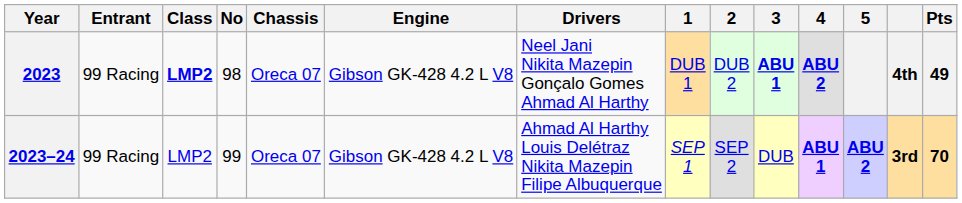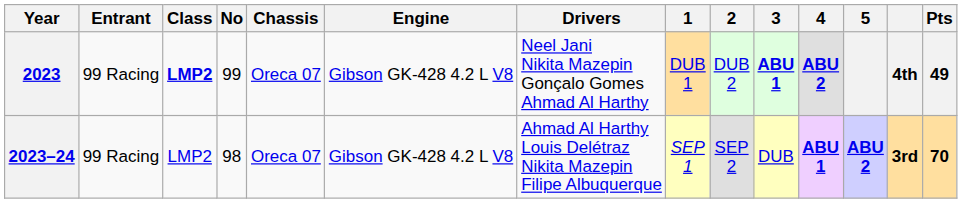(232, 74) 98 -> (232, 74) 99
(232, 157) 99 -> (232, 157) 98
